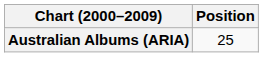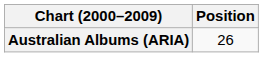(225, 39) 25 -> (225, 39) 26
